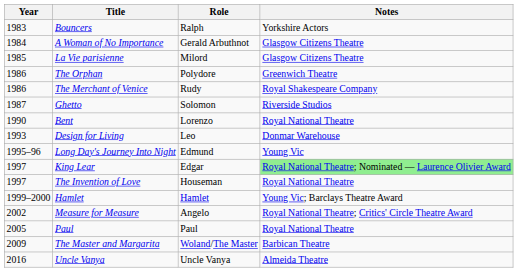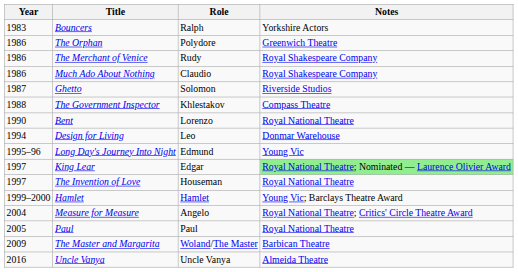- row: (109, 43)
- row: (89, 58)
+ row: (105, 74)
+ row: (107, 105)
(16, 136) 1993 -> (16, 136) 1994
(16, 213) 2002 -> (16, 213) 2004
